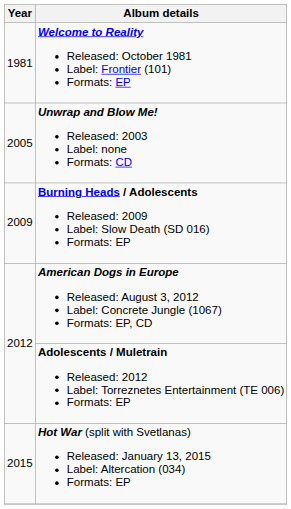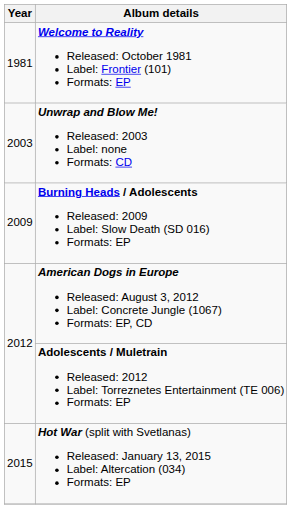(20, 143) 2005 -> (20, 143) 2003
